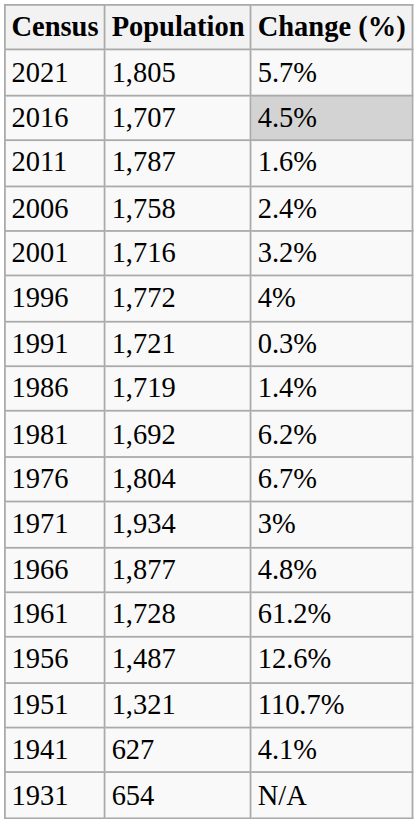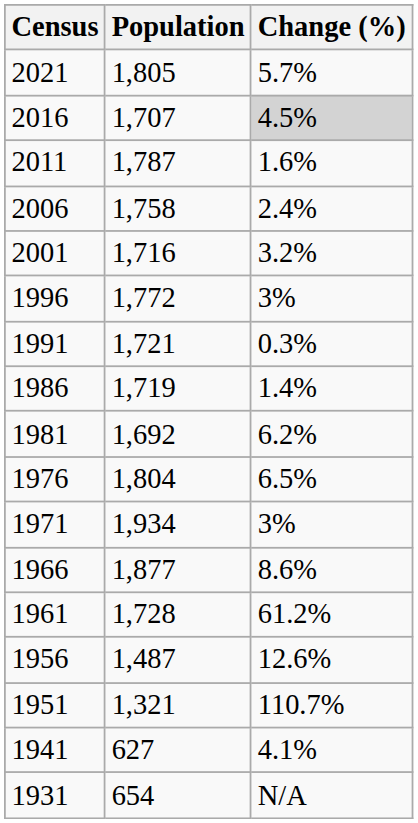(277, 298) 4% -> (277, 298) 3%
(287, 478) 6.7% -> (287, 478) 6.5%
(287, 569) 4.8% -> (287, 569) 8.6%
